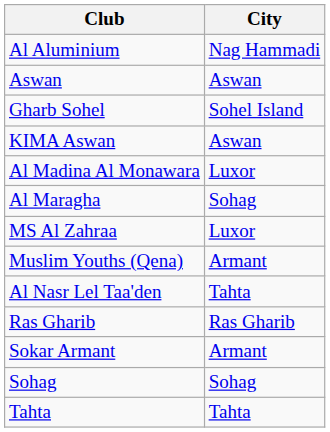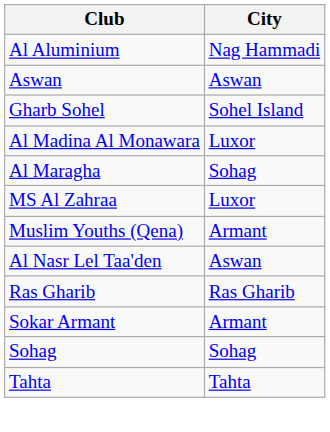- row: (62, 140)
(230, 291) Tahta -> (235, 261) Aswan
